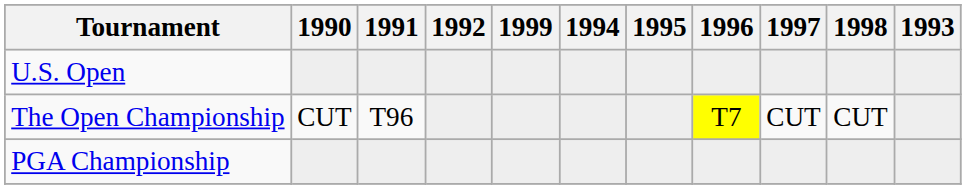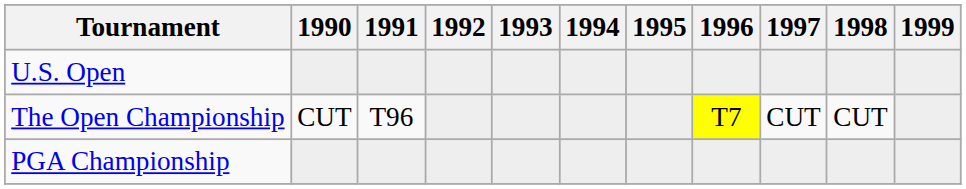columns swapped: (928, 27) <-> (525, 27)
